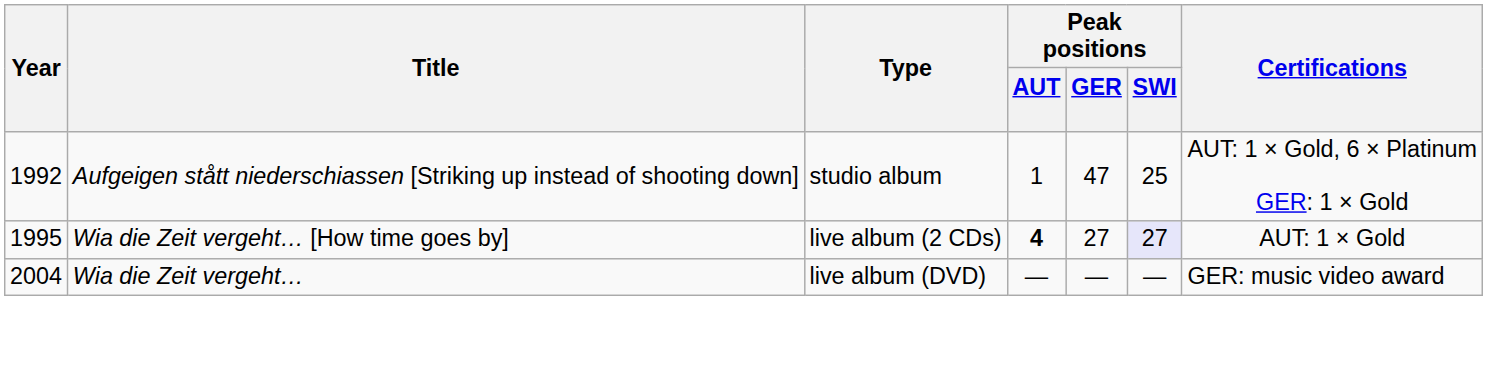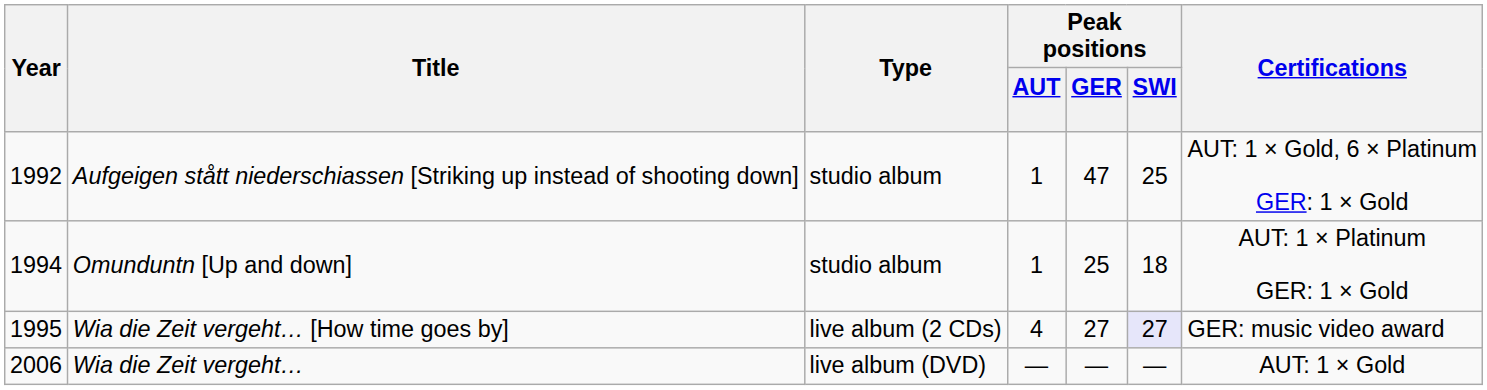+ row: (212, 265)
(1036, 239) bold -> (1036, 328) normal
(1332, 239) AUT: 1 × Gold -> (1316, 328) GER: music video award
(36, 276) 2004 -> (36, 365) 2006
(1316, 276) GER: music video award -> (1332, 365) AUT: 1 × Gold
